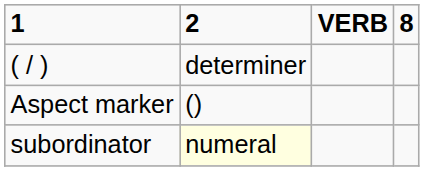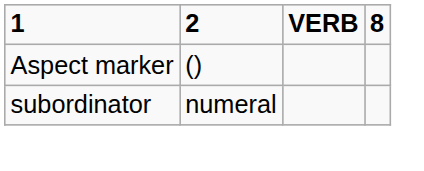- row: (30, 64)
(231, 144) lightyellow background -> (231, 104) no background
